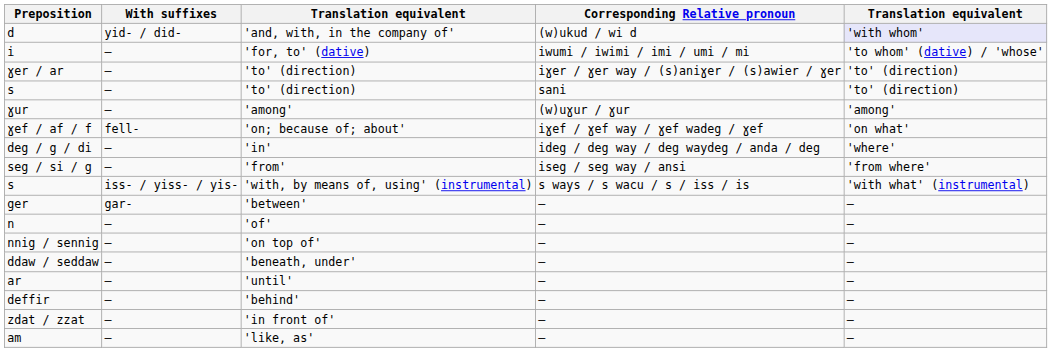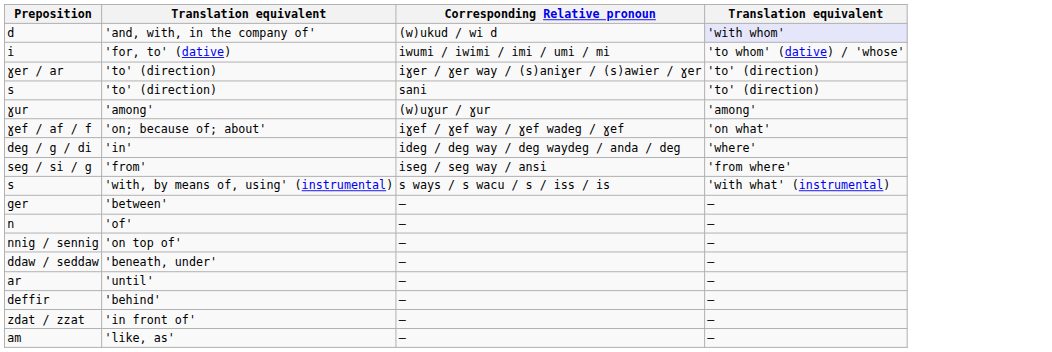- column: (171, 14)
